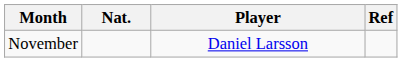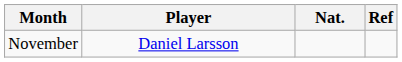columns swapped: (116, 17) <-> (258, 17)
